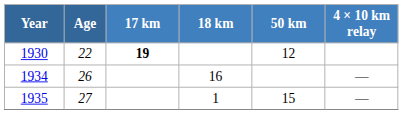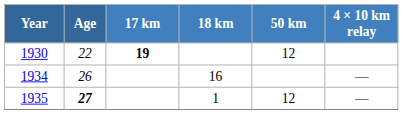(85, 98) normal -> (85, 98) bold
(289, 98) 15 -> (289, 98) 12
